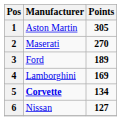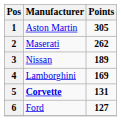(101, 43) 270 -> (101, 43) 262
(35, 59) Ford -> (39, 59) Nissan
(101, 91) 134 -> (101, 91) 131
(39, 107) Nissan -> (35, 107) Ford
